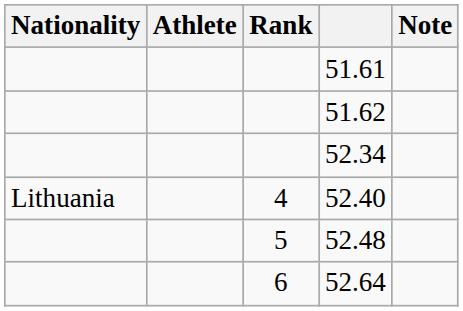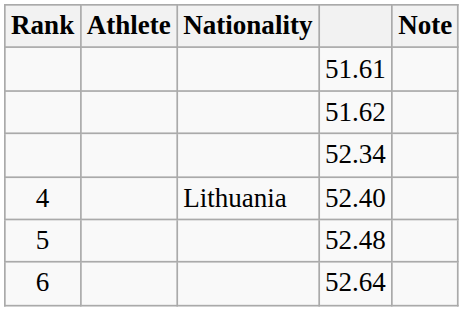columns swapped: (281, 25) <-> (76, 25)
